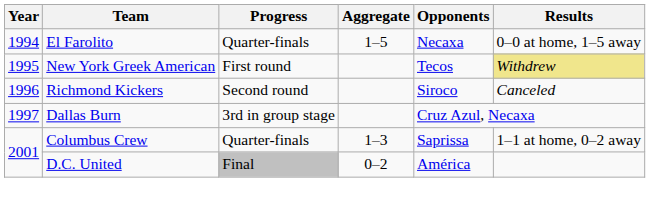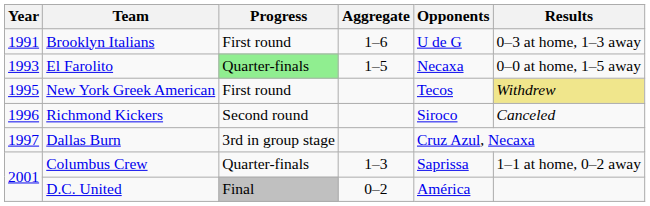+ row: (100, 41)
(24, 41) 1994 -> (24, 66) 1993
(266, 41) no background -> (266, 66) lightgreen background
